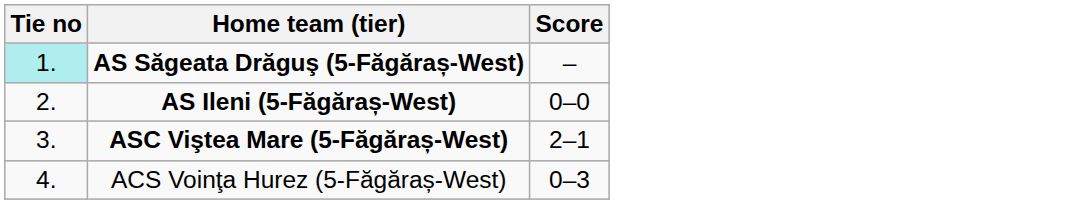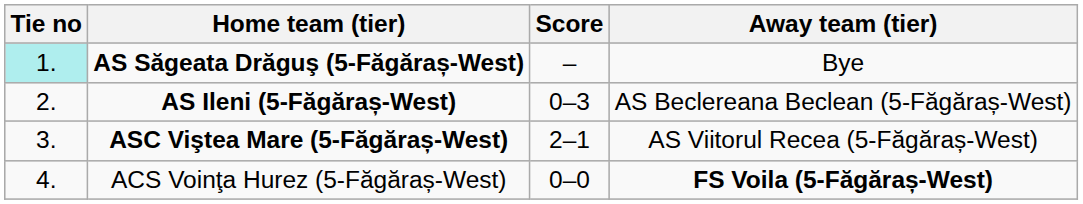+ column: (843, 23)
(569, 101) 0–0 -> (569, 101) 0–3
(569, 179) 0–3 -> (569, 179) 0–0
